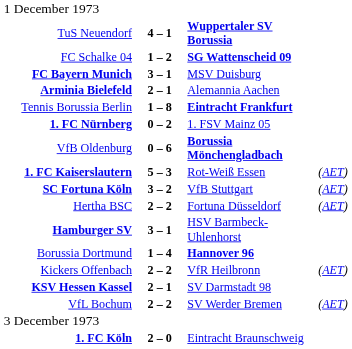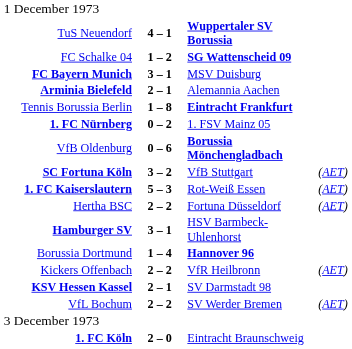rows swapped: (87, 189) <-> (78, 172)
